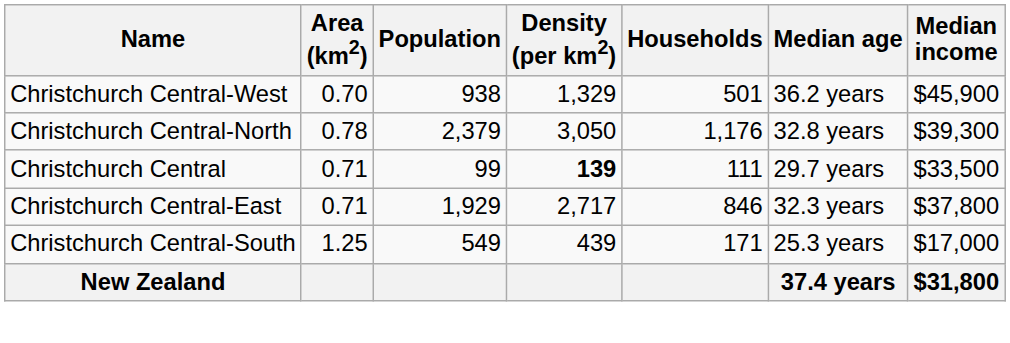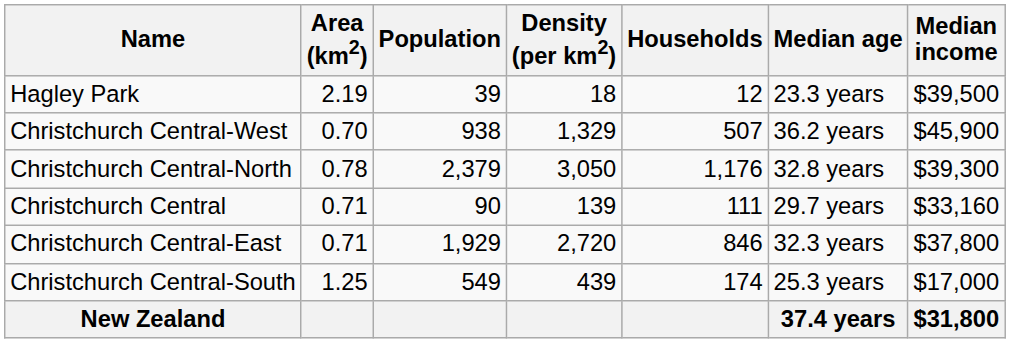+ row: (75, 93)
(743, 93) 501 -> (743, 131) 507
(488, 168) 99 -> (488, 206) 90
(596, 168) bold -> (596, 206) normal
(956, 168) $33,500 -> (956, 206) $33,160
(587, 206) 2,717 -> (587, 244) 2,720
(743, 244) 171 -> (743, 281) 174
